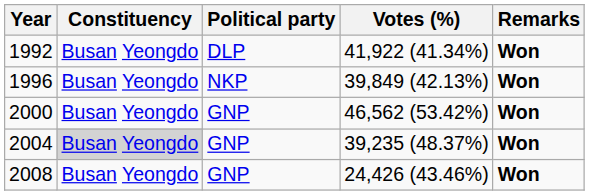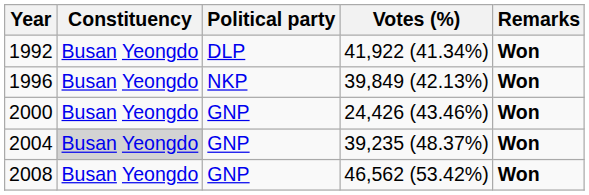(416, 112) 46,562 (53.42%) -> (416, 112) 24,426 (43.46%)
(416, 174) 24,426 (43.46%) -> (416, 174) 46,562 (53.42%)
